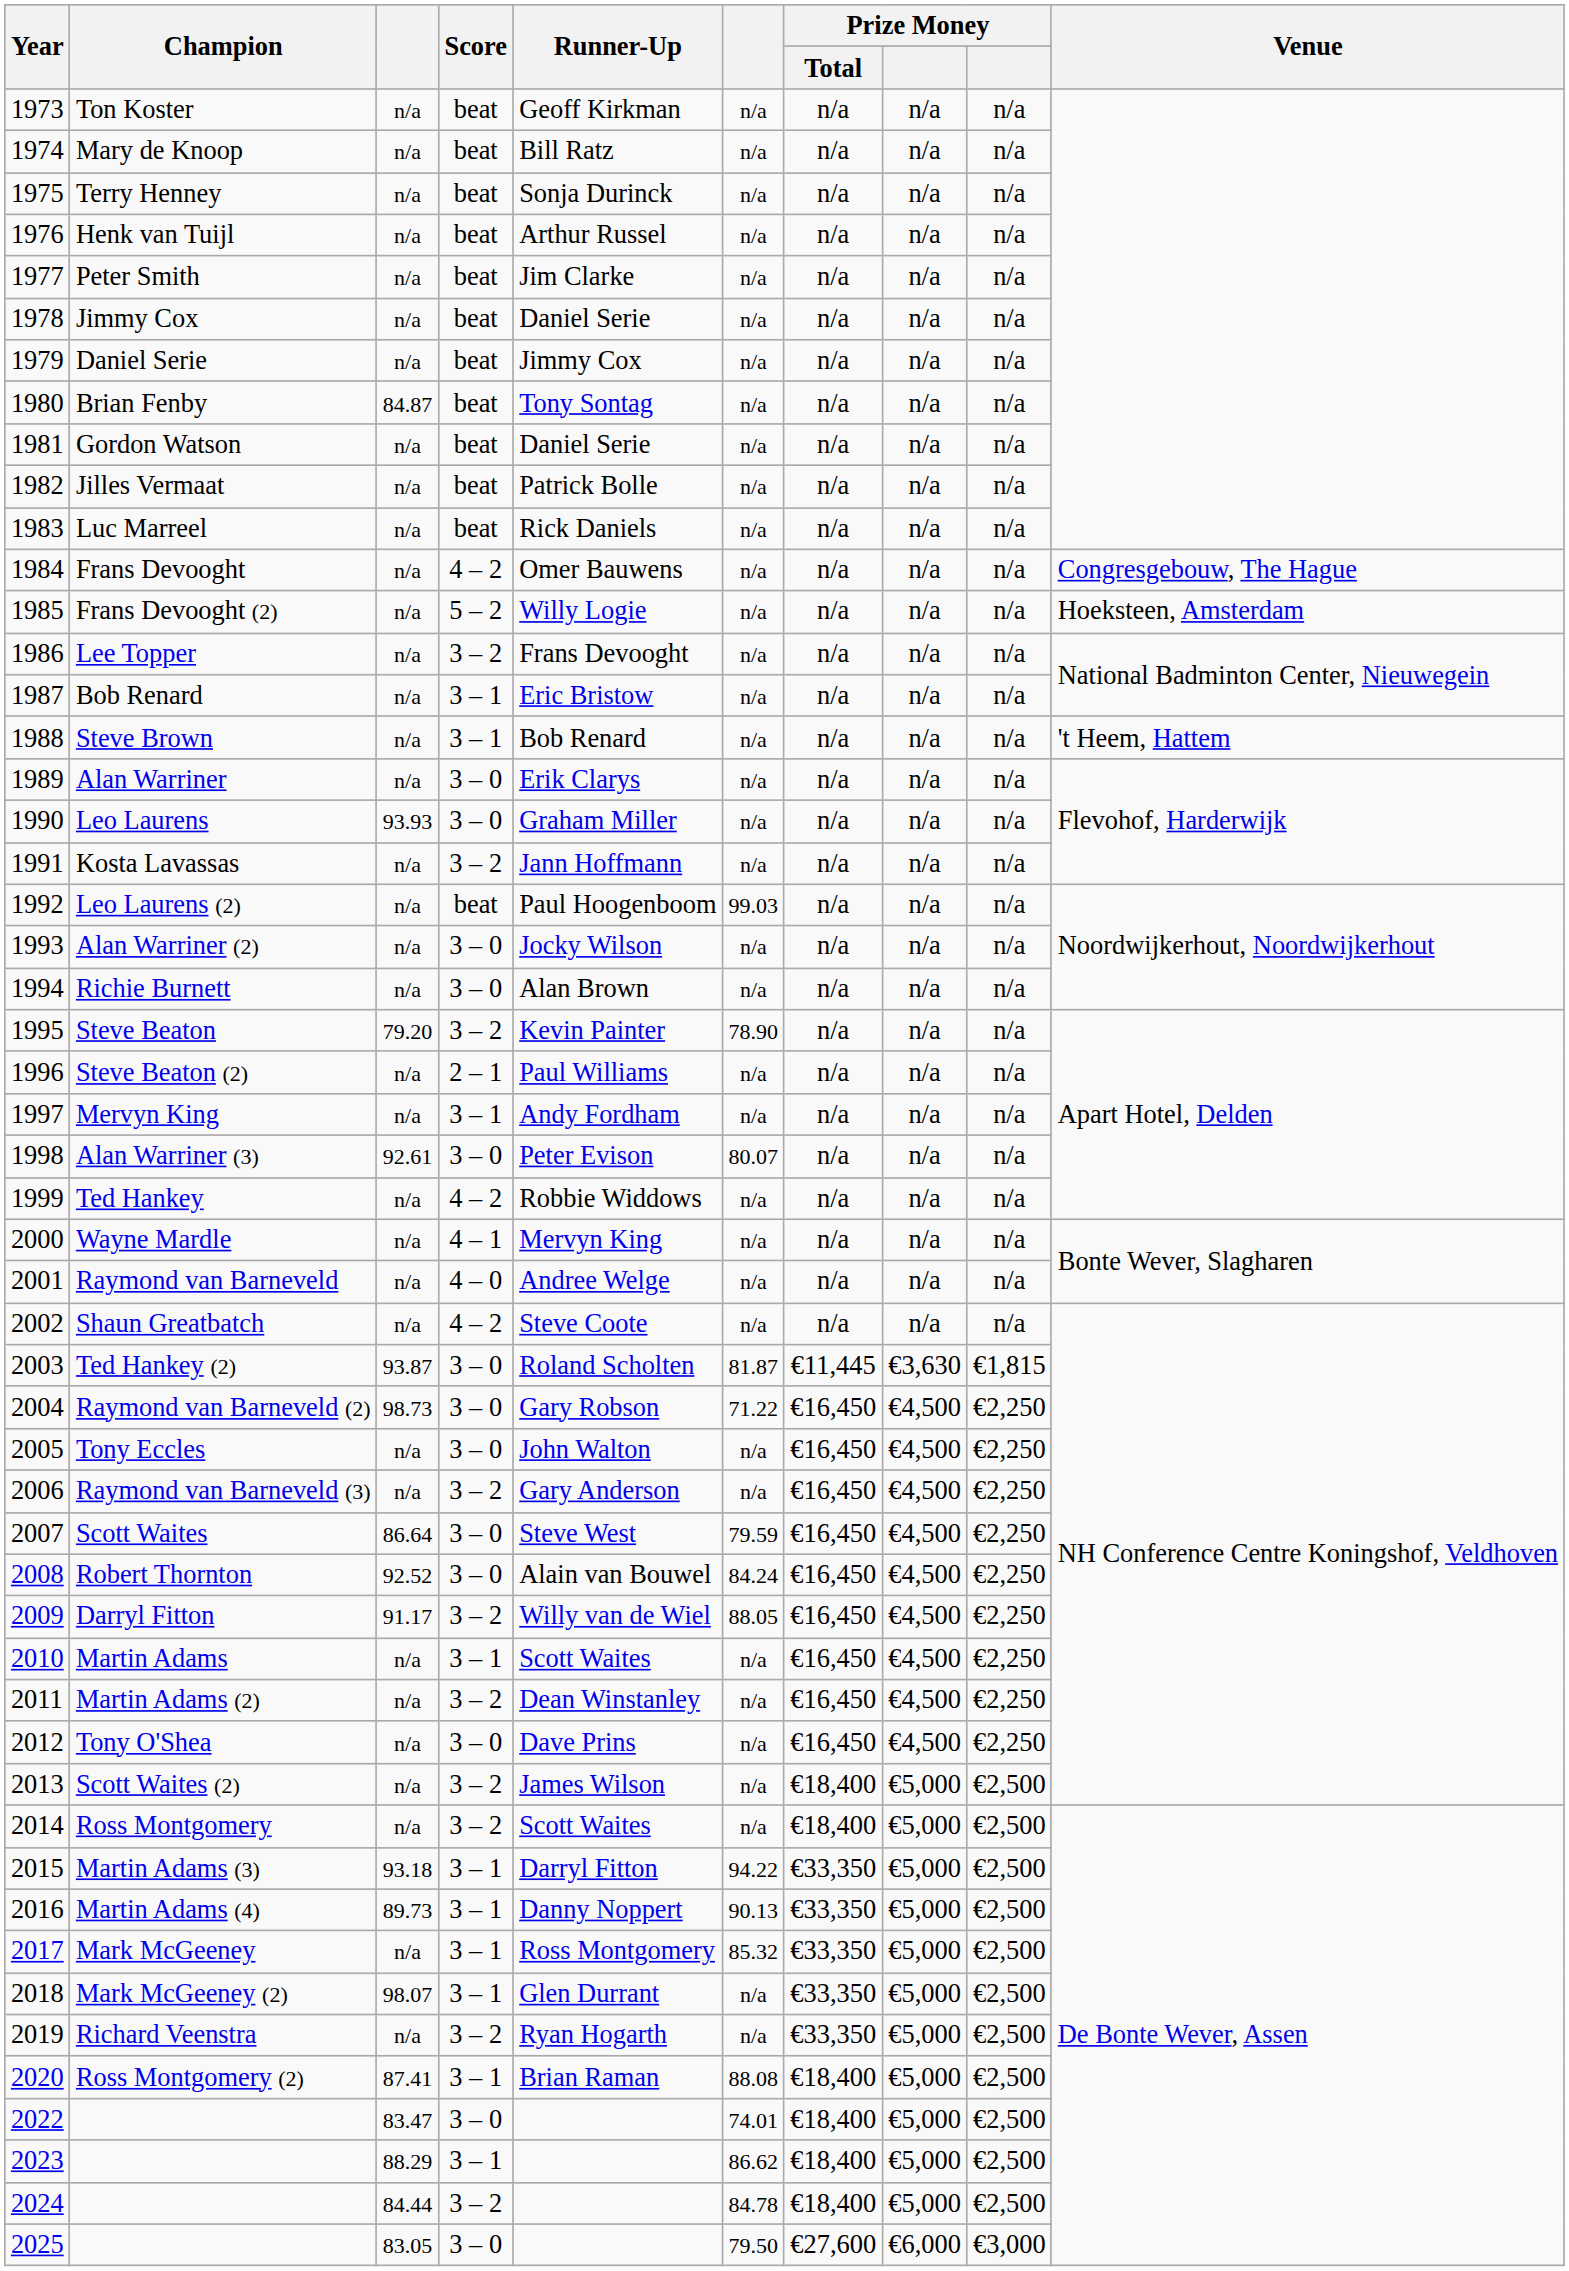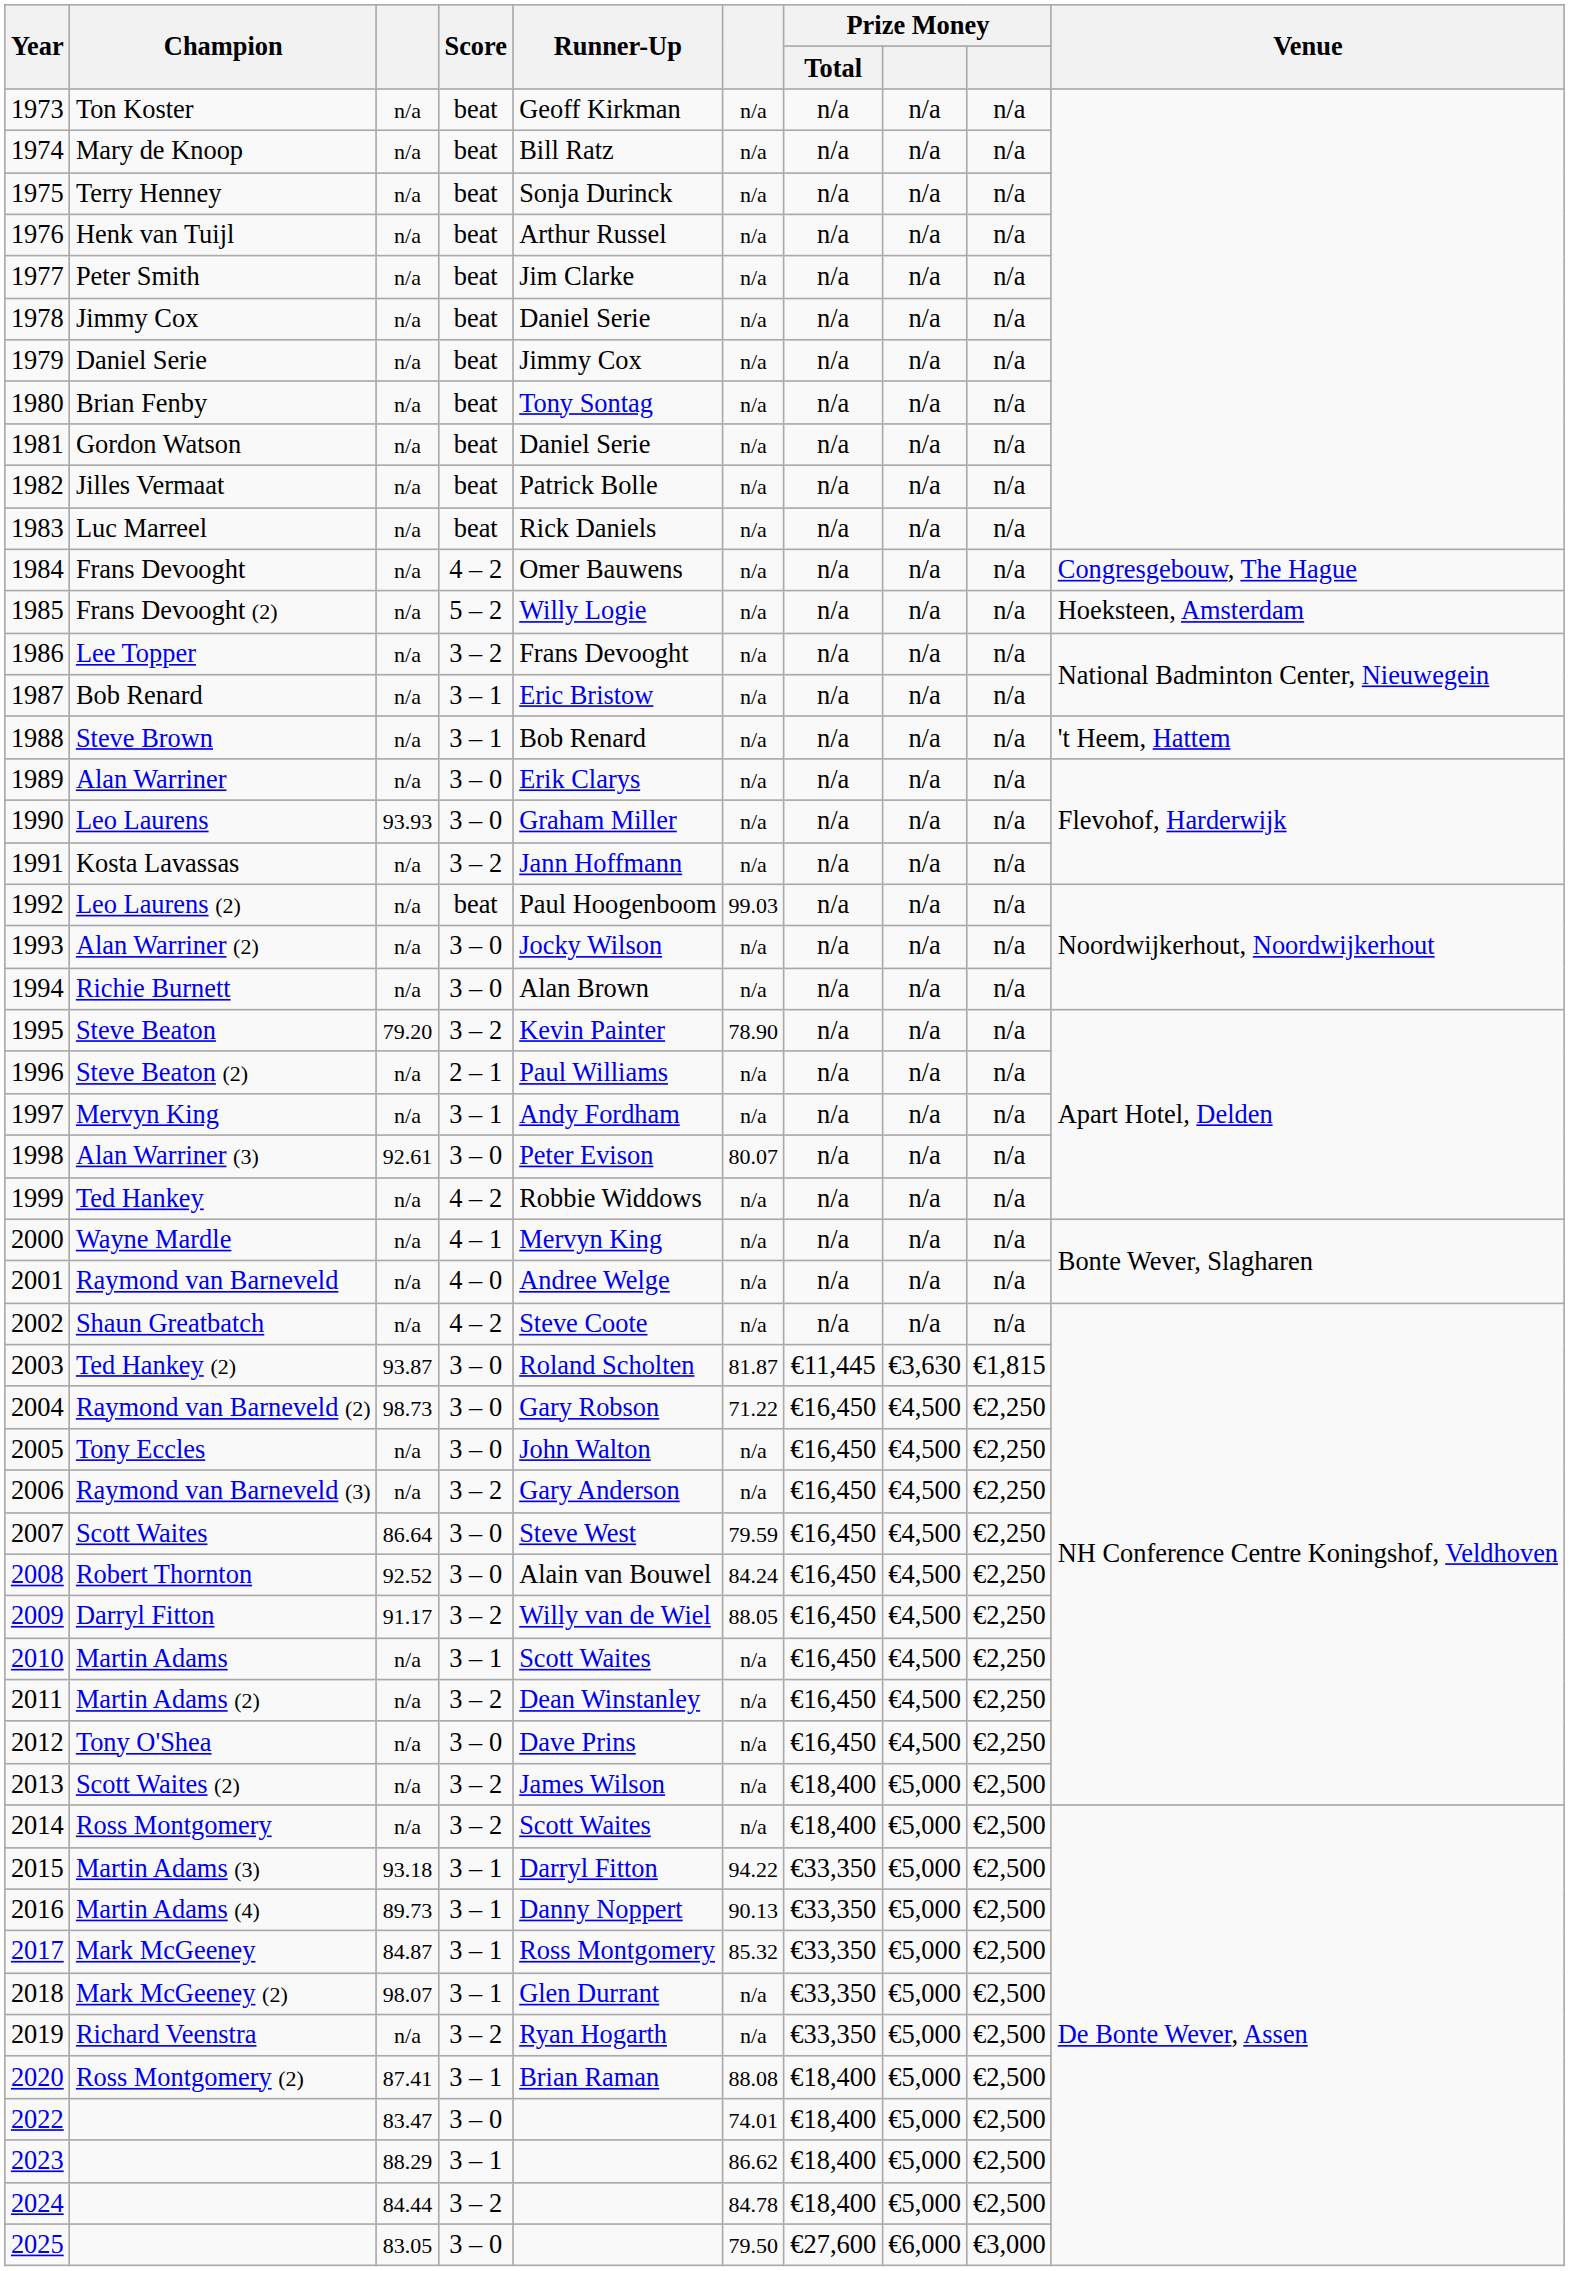(408, 403) 84.87 -> (408, 403) n/a
(408, 1953) n/a -> (408, 1953) 84.87
